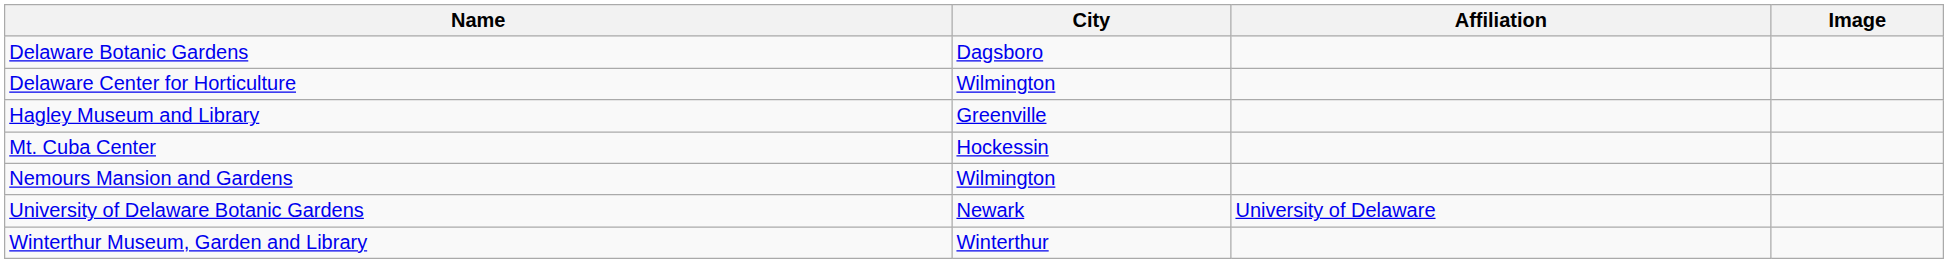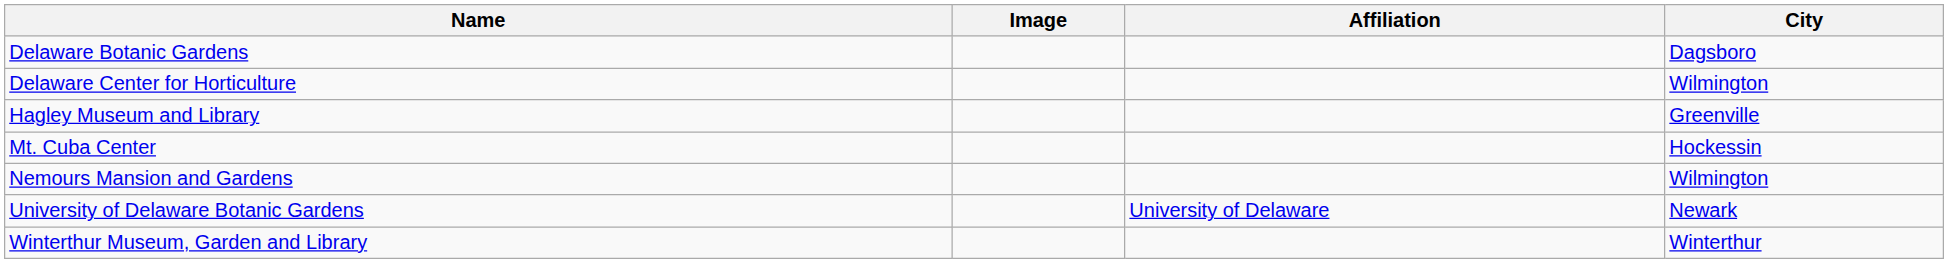columns swapped: (1857, 20) <-> (1091, 20)
